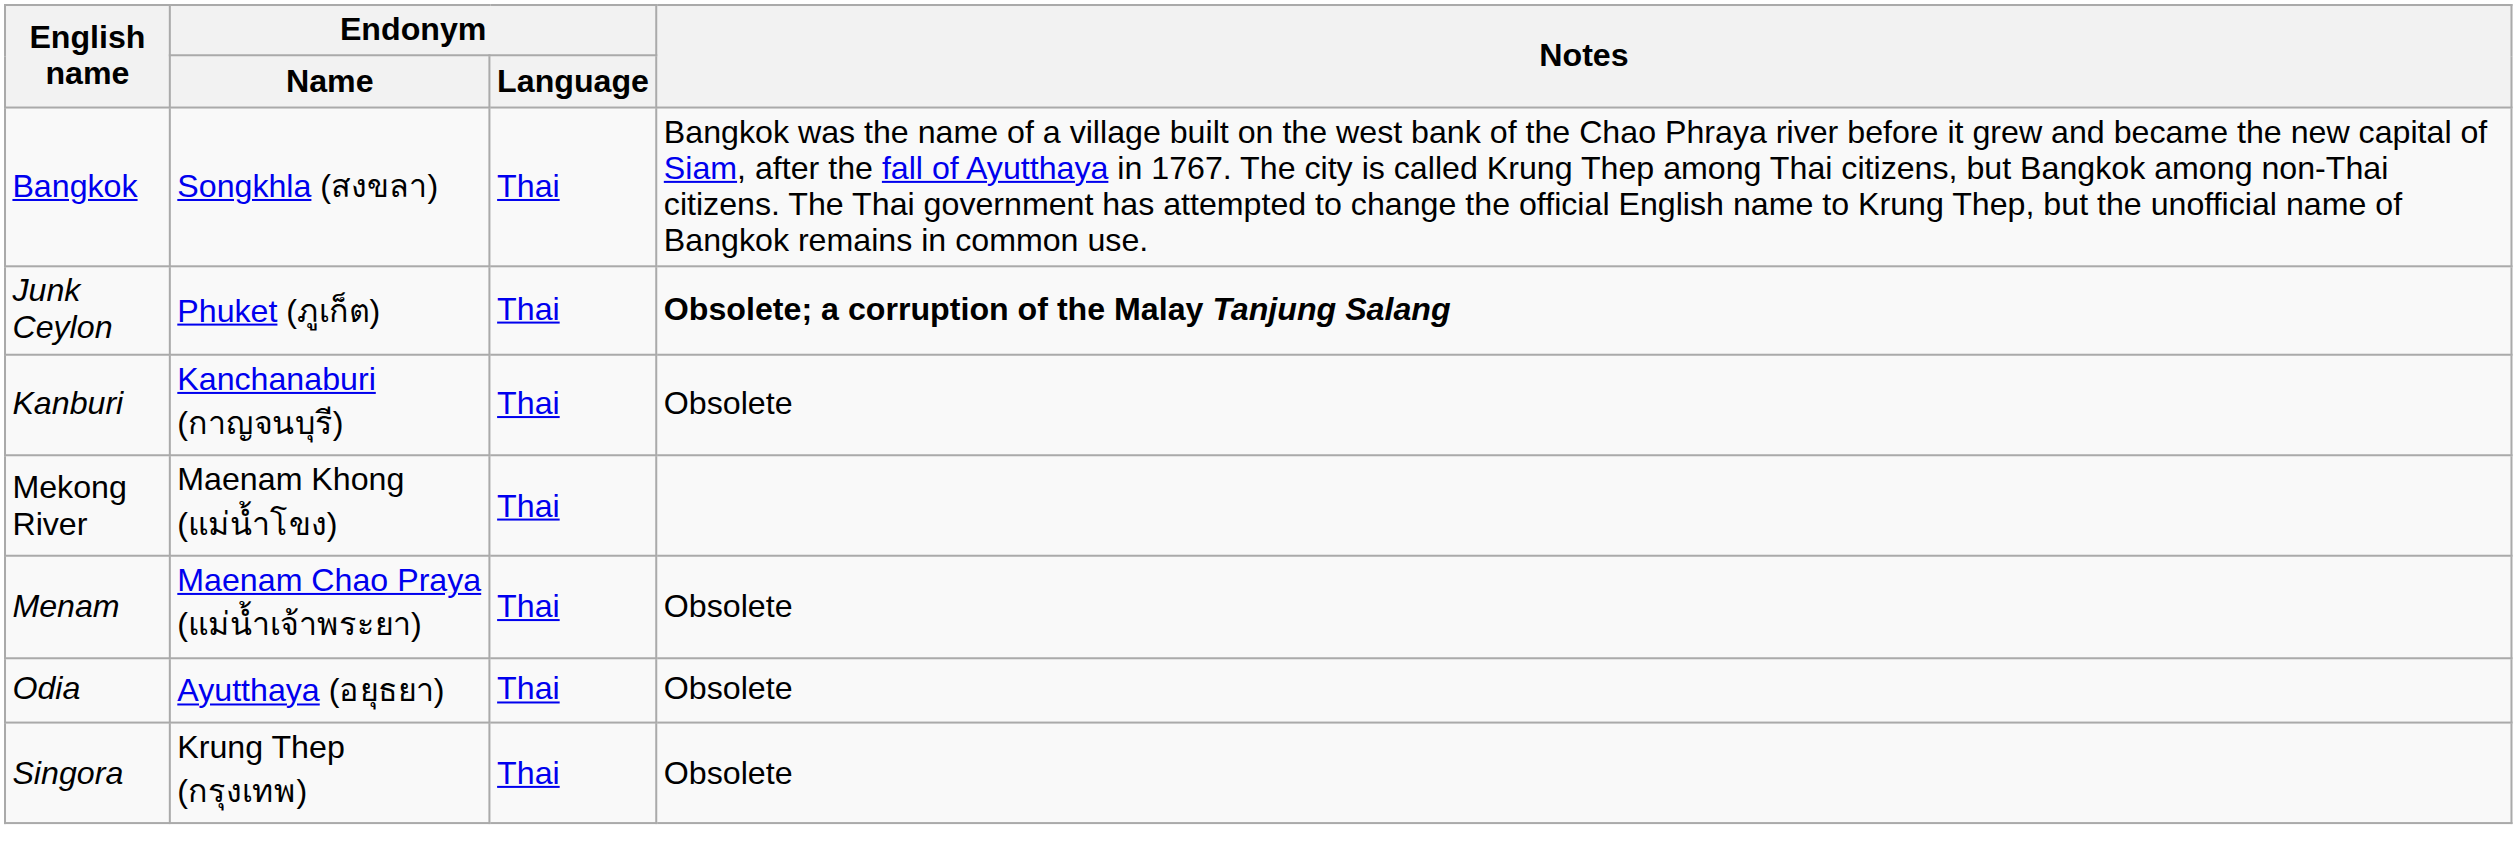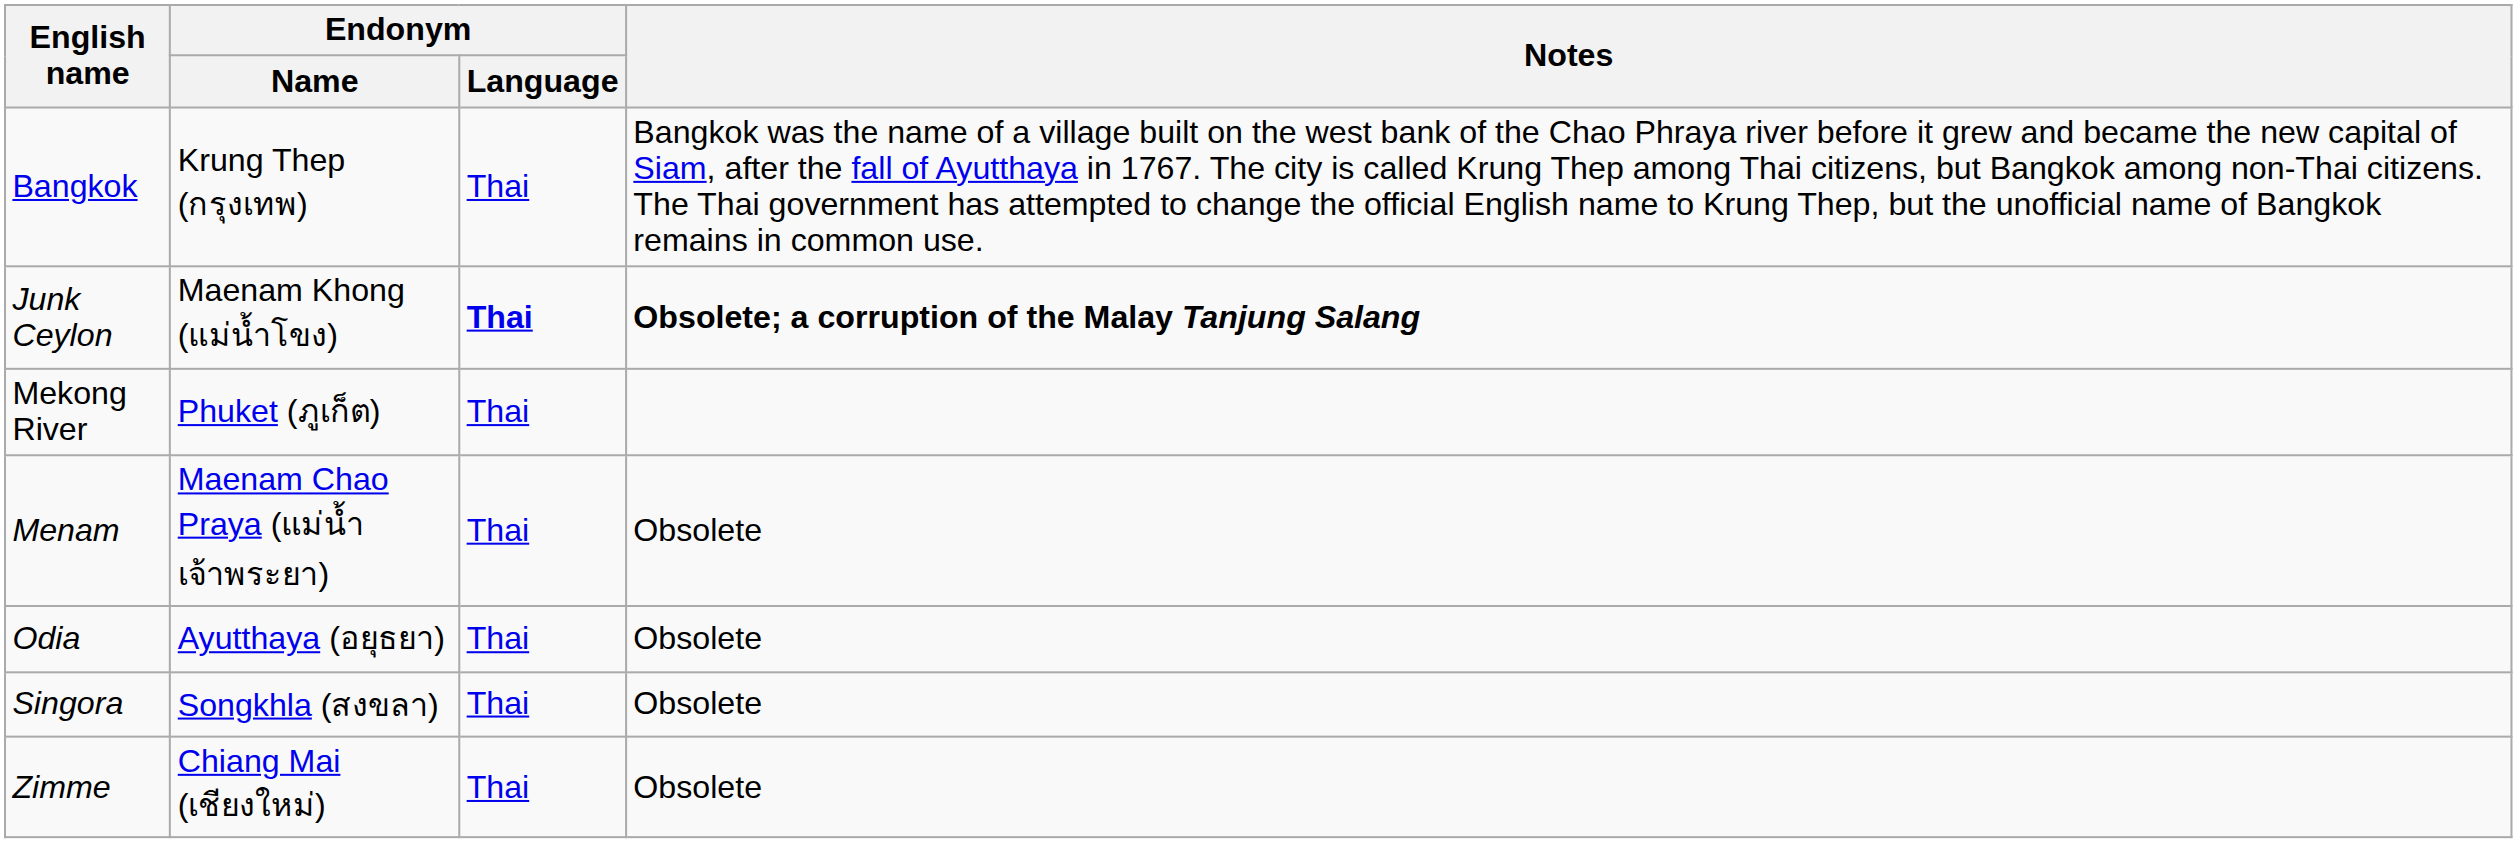(308, 187) Songkhla (สงขลา) -> (261, 183) Krung Thep (กรุงเทพ)
(279, 310) Phuket (ภูเก็ต) -> (291, 313) Maenam Khong (แม่น้ำโขง)
(528, 309) normal -> (500, 316) bold
- row: (68, 403)
(291, 502) Maenam Khong (แม่น้ำโขง) -> (279, 411) Phuket (ภูเก็ต)
(261, 769) Krung Thep (กรุงเทพ) -> (308, 704) Songkhla (สงขลา)
+ row: (62, 786)
